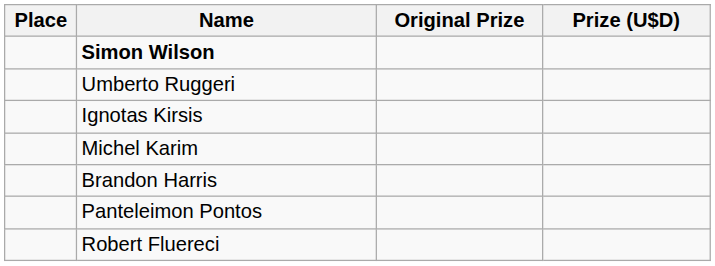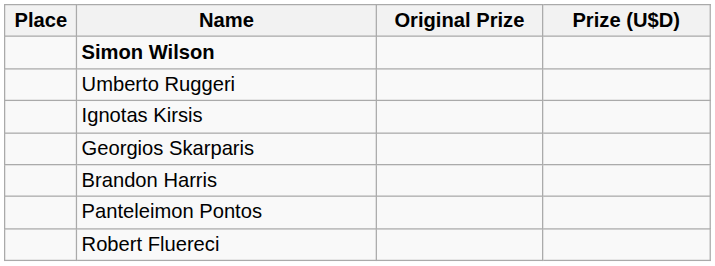+ row: (168, 148)
- row: (140, 148)
